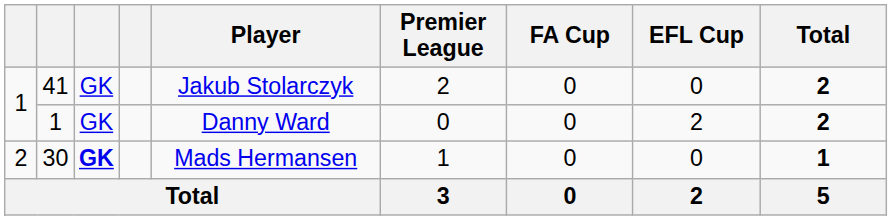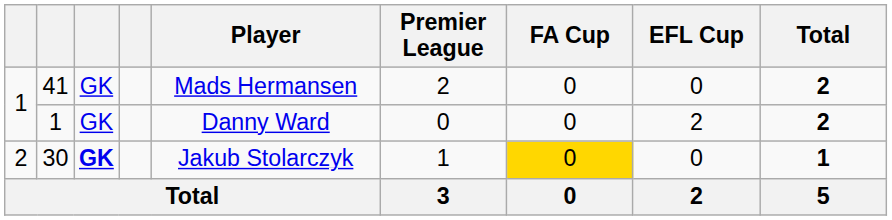(266, 85) Jakub Stolarczyk -> (266, 85) Mads Hermansen
(266, 159) Mads Hermansen -> (266, 159) Jakub Stolarczyk
(570, 159) no background -> (570, 159) gold background
